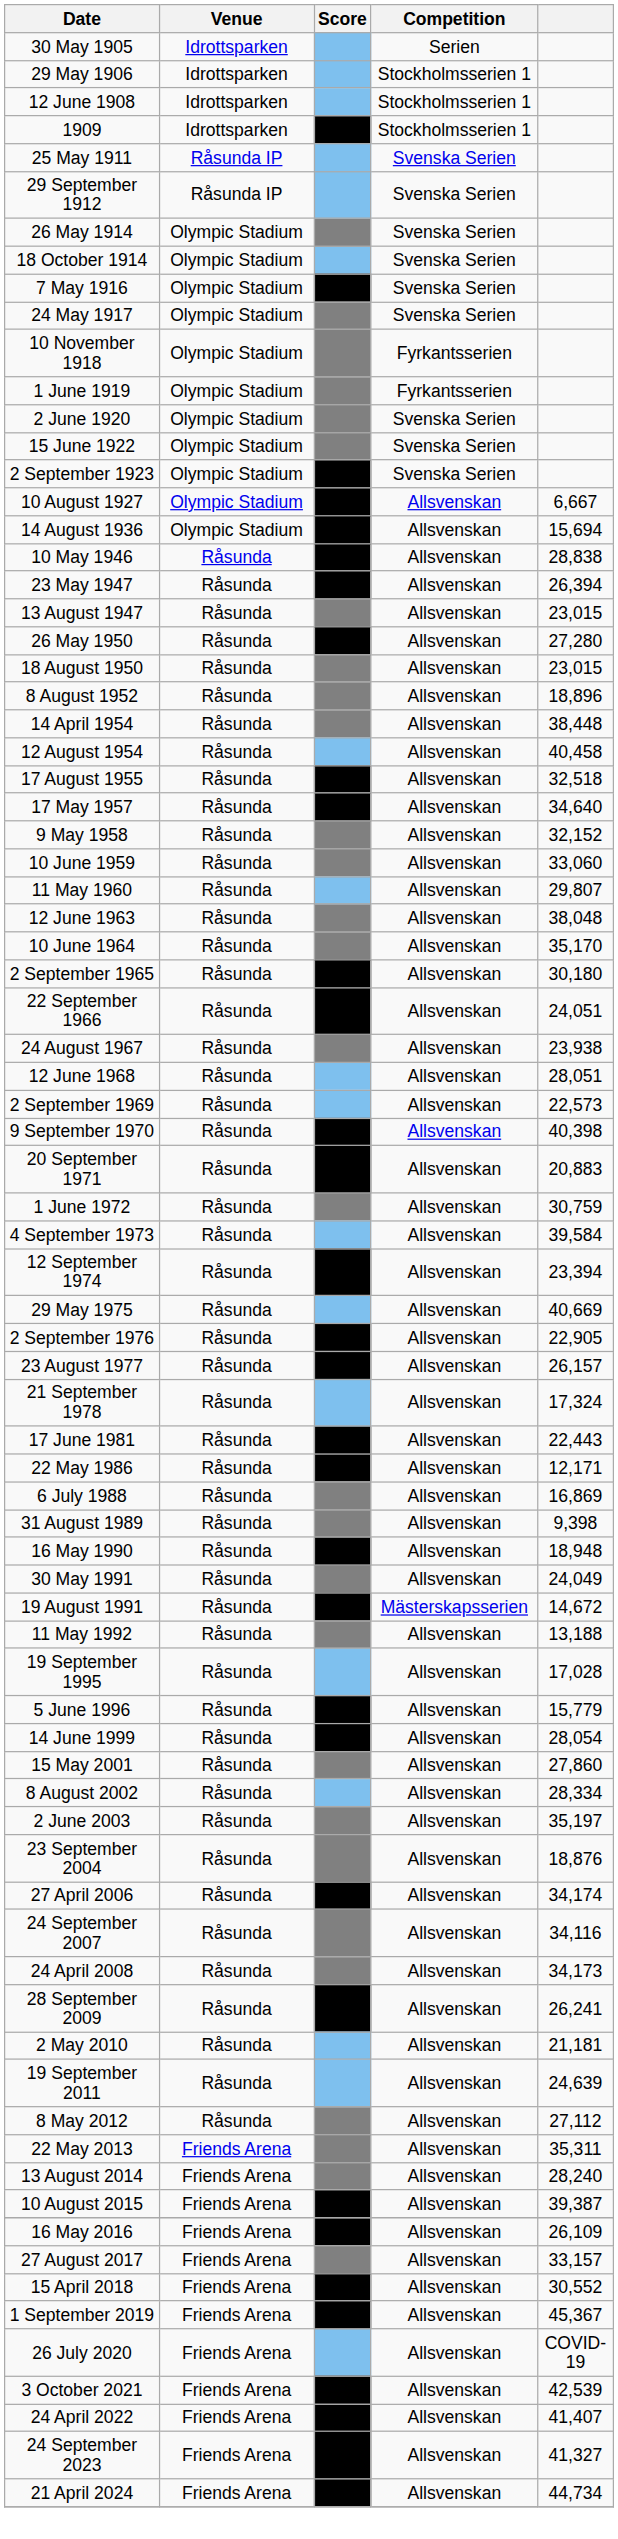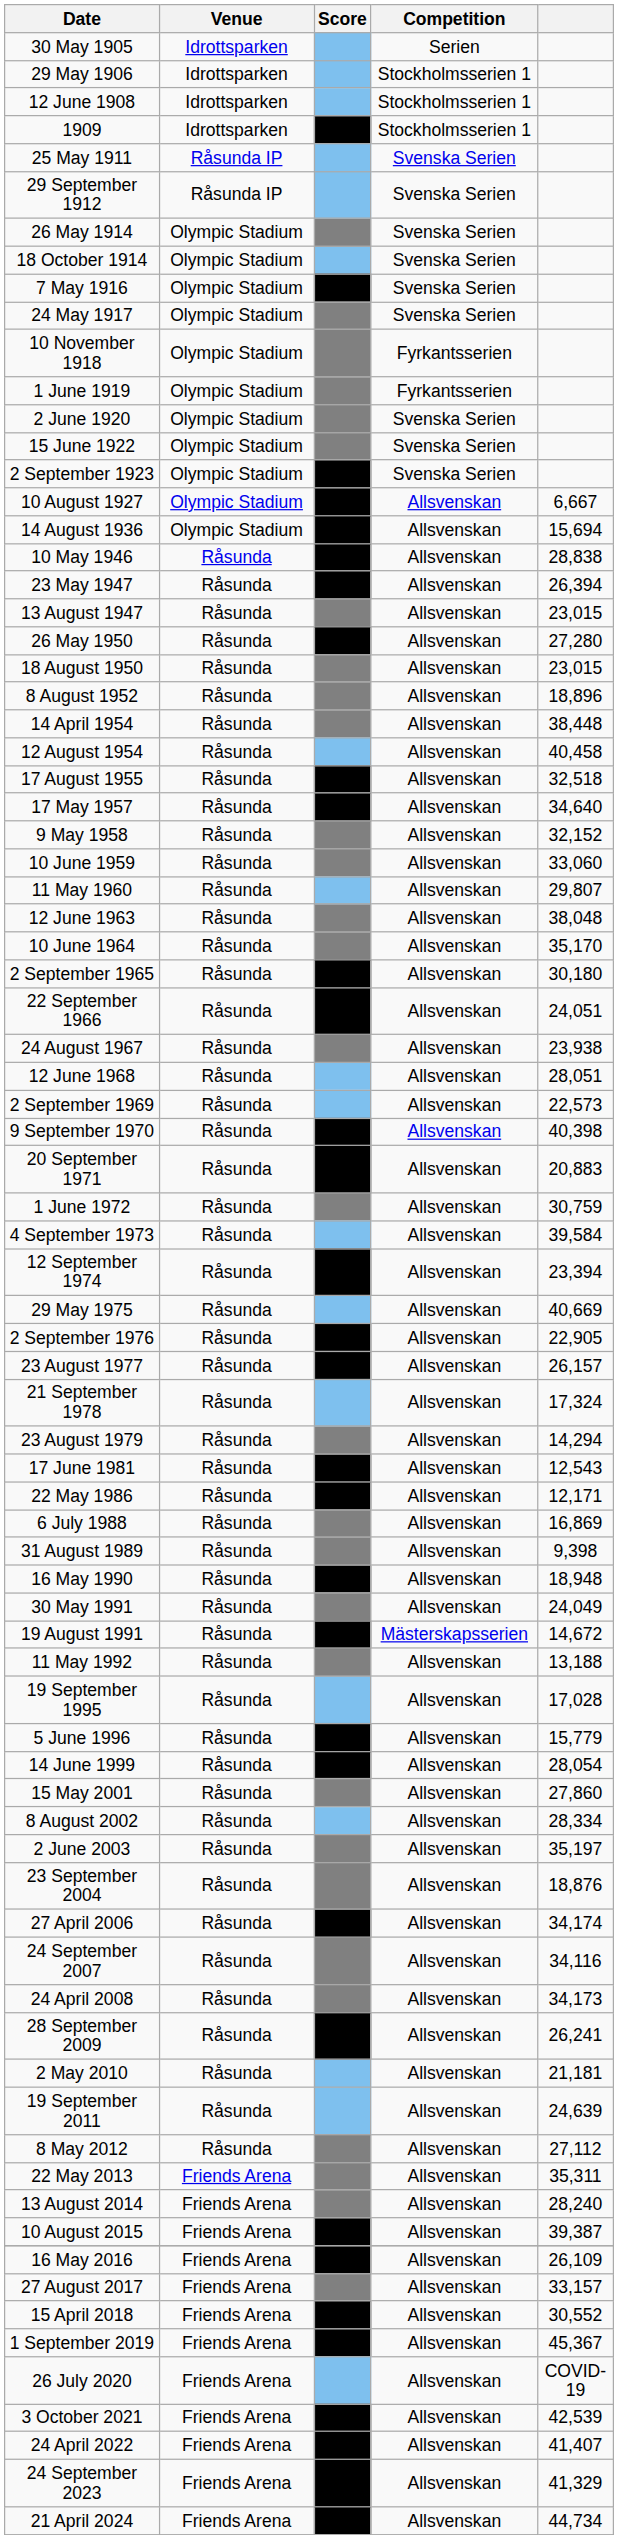+ row: (82, 1440)
(575, 1440) 22,443 -> (575, 1468) 12,543
(575, 2456) 41,327 -> (575, 2483) 41,329
